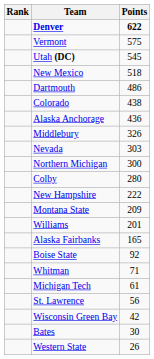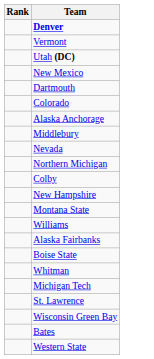- column: (134, 12)
